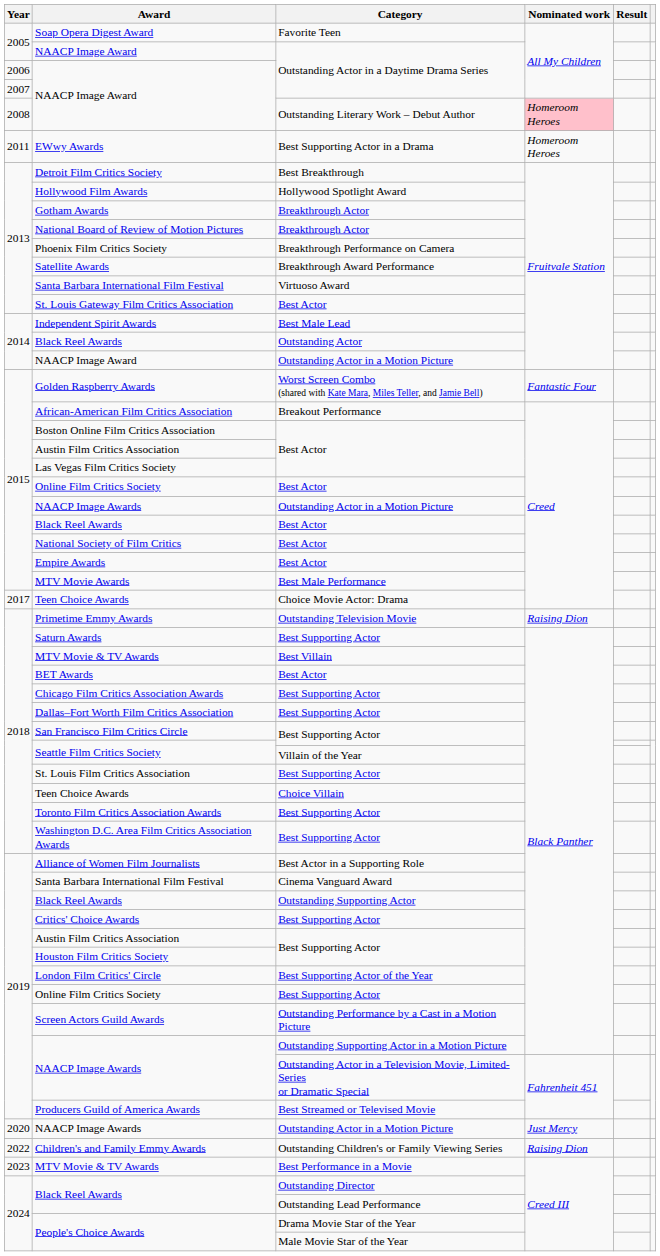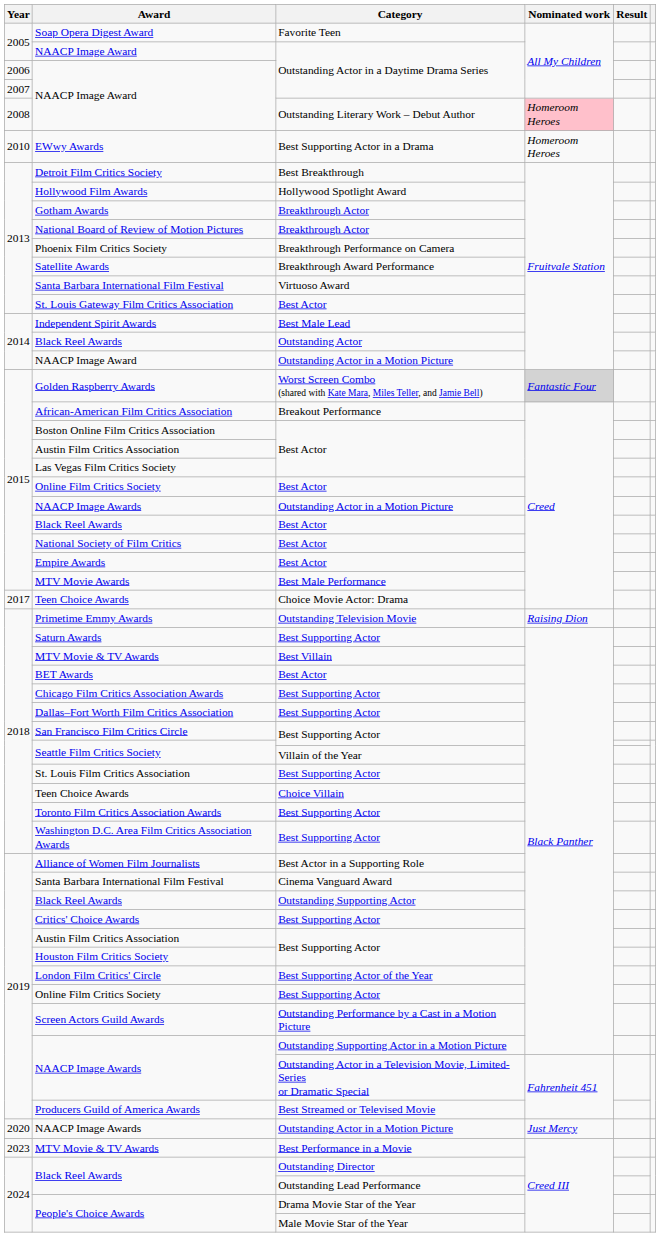(18, 147) 2011 -> (18, 147) 2010
(562, 386) no background -> (562, 386) lightgrey background
- row: (120, 1147)
